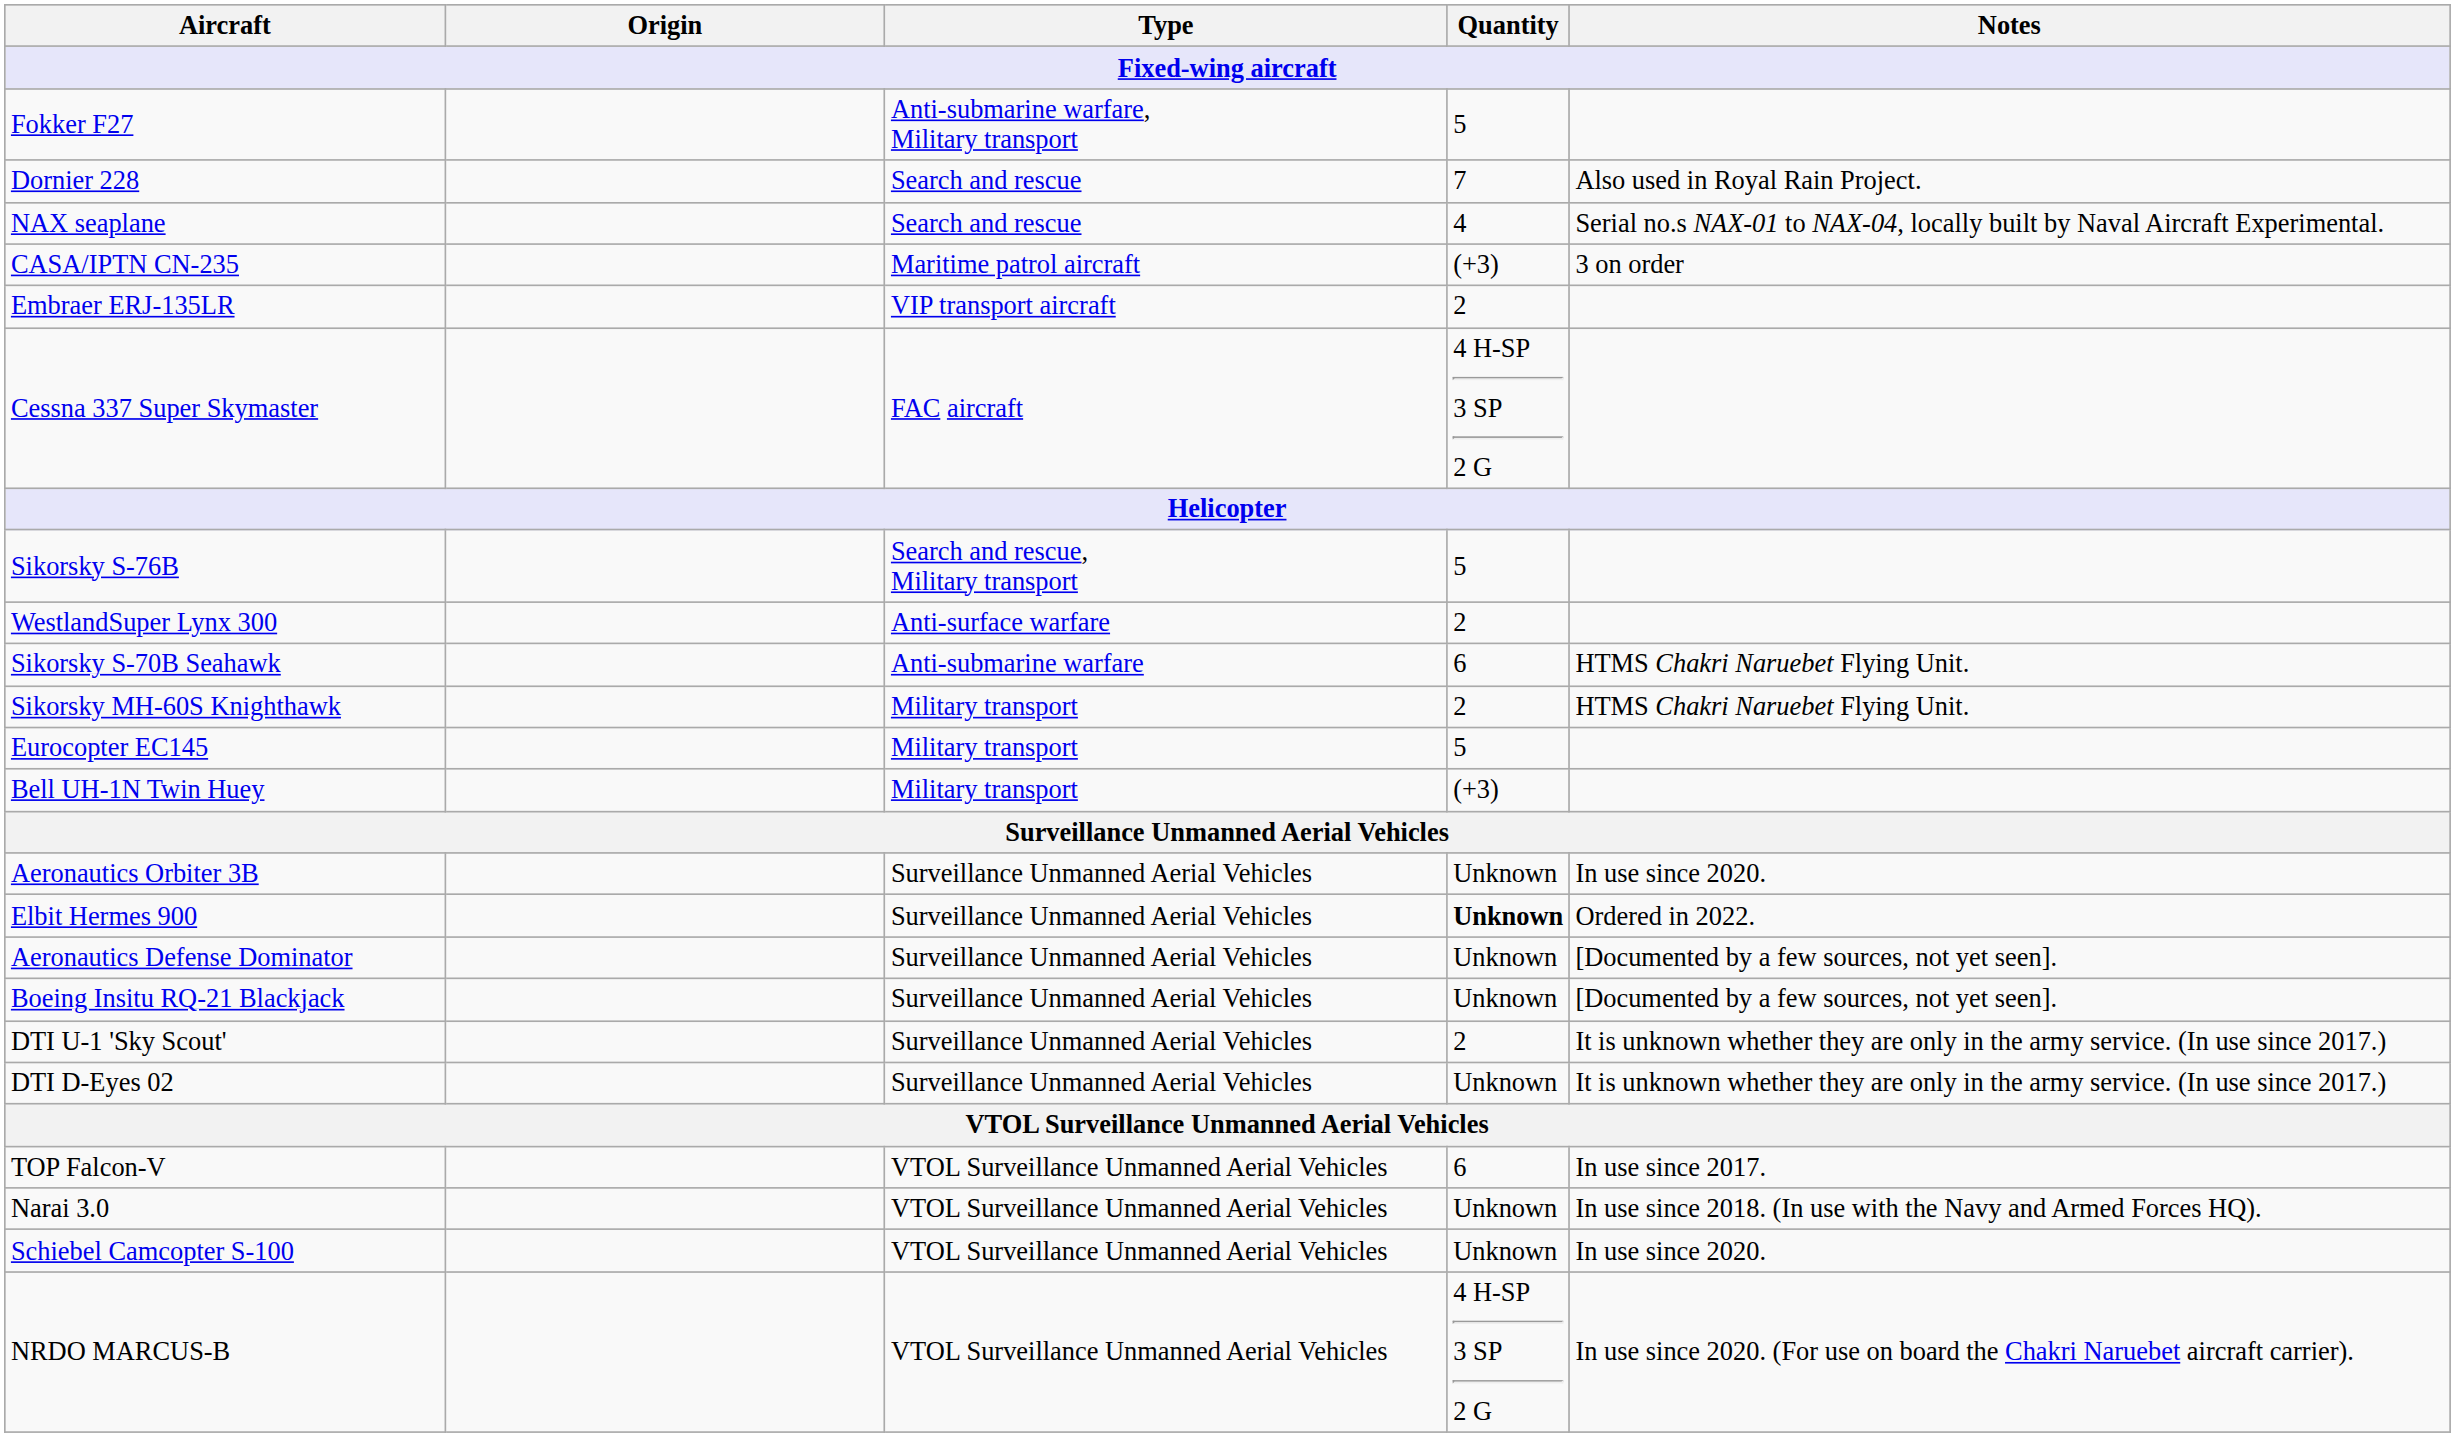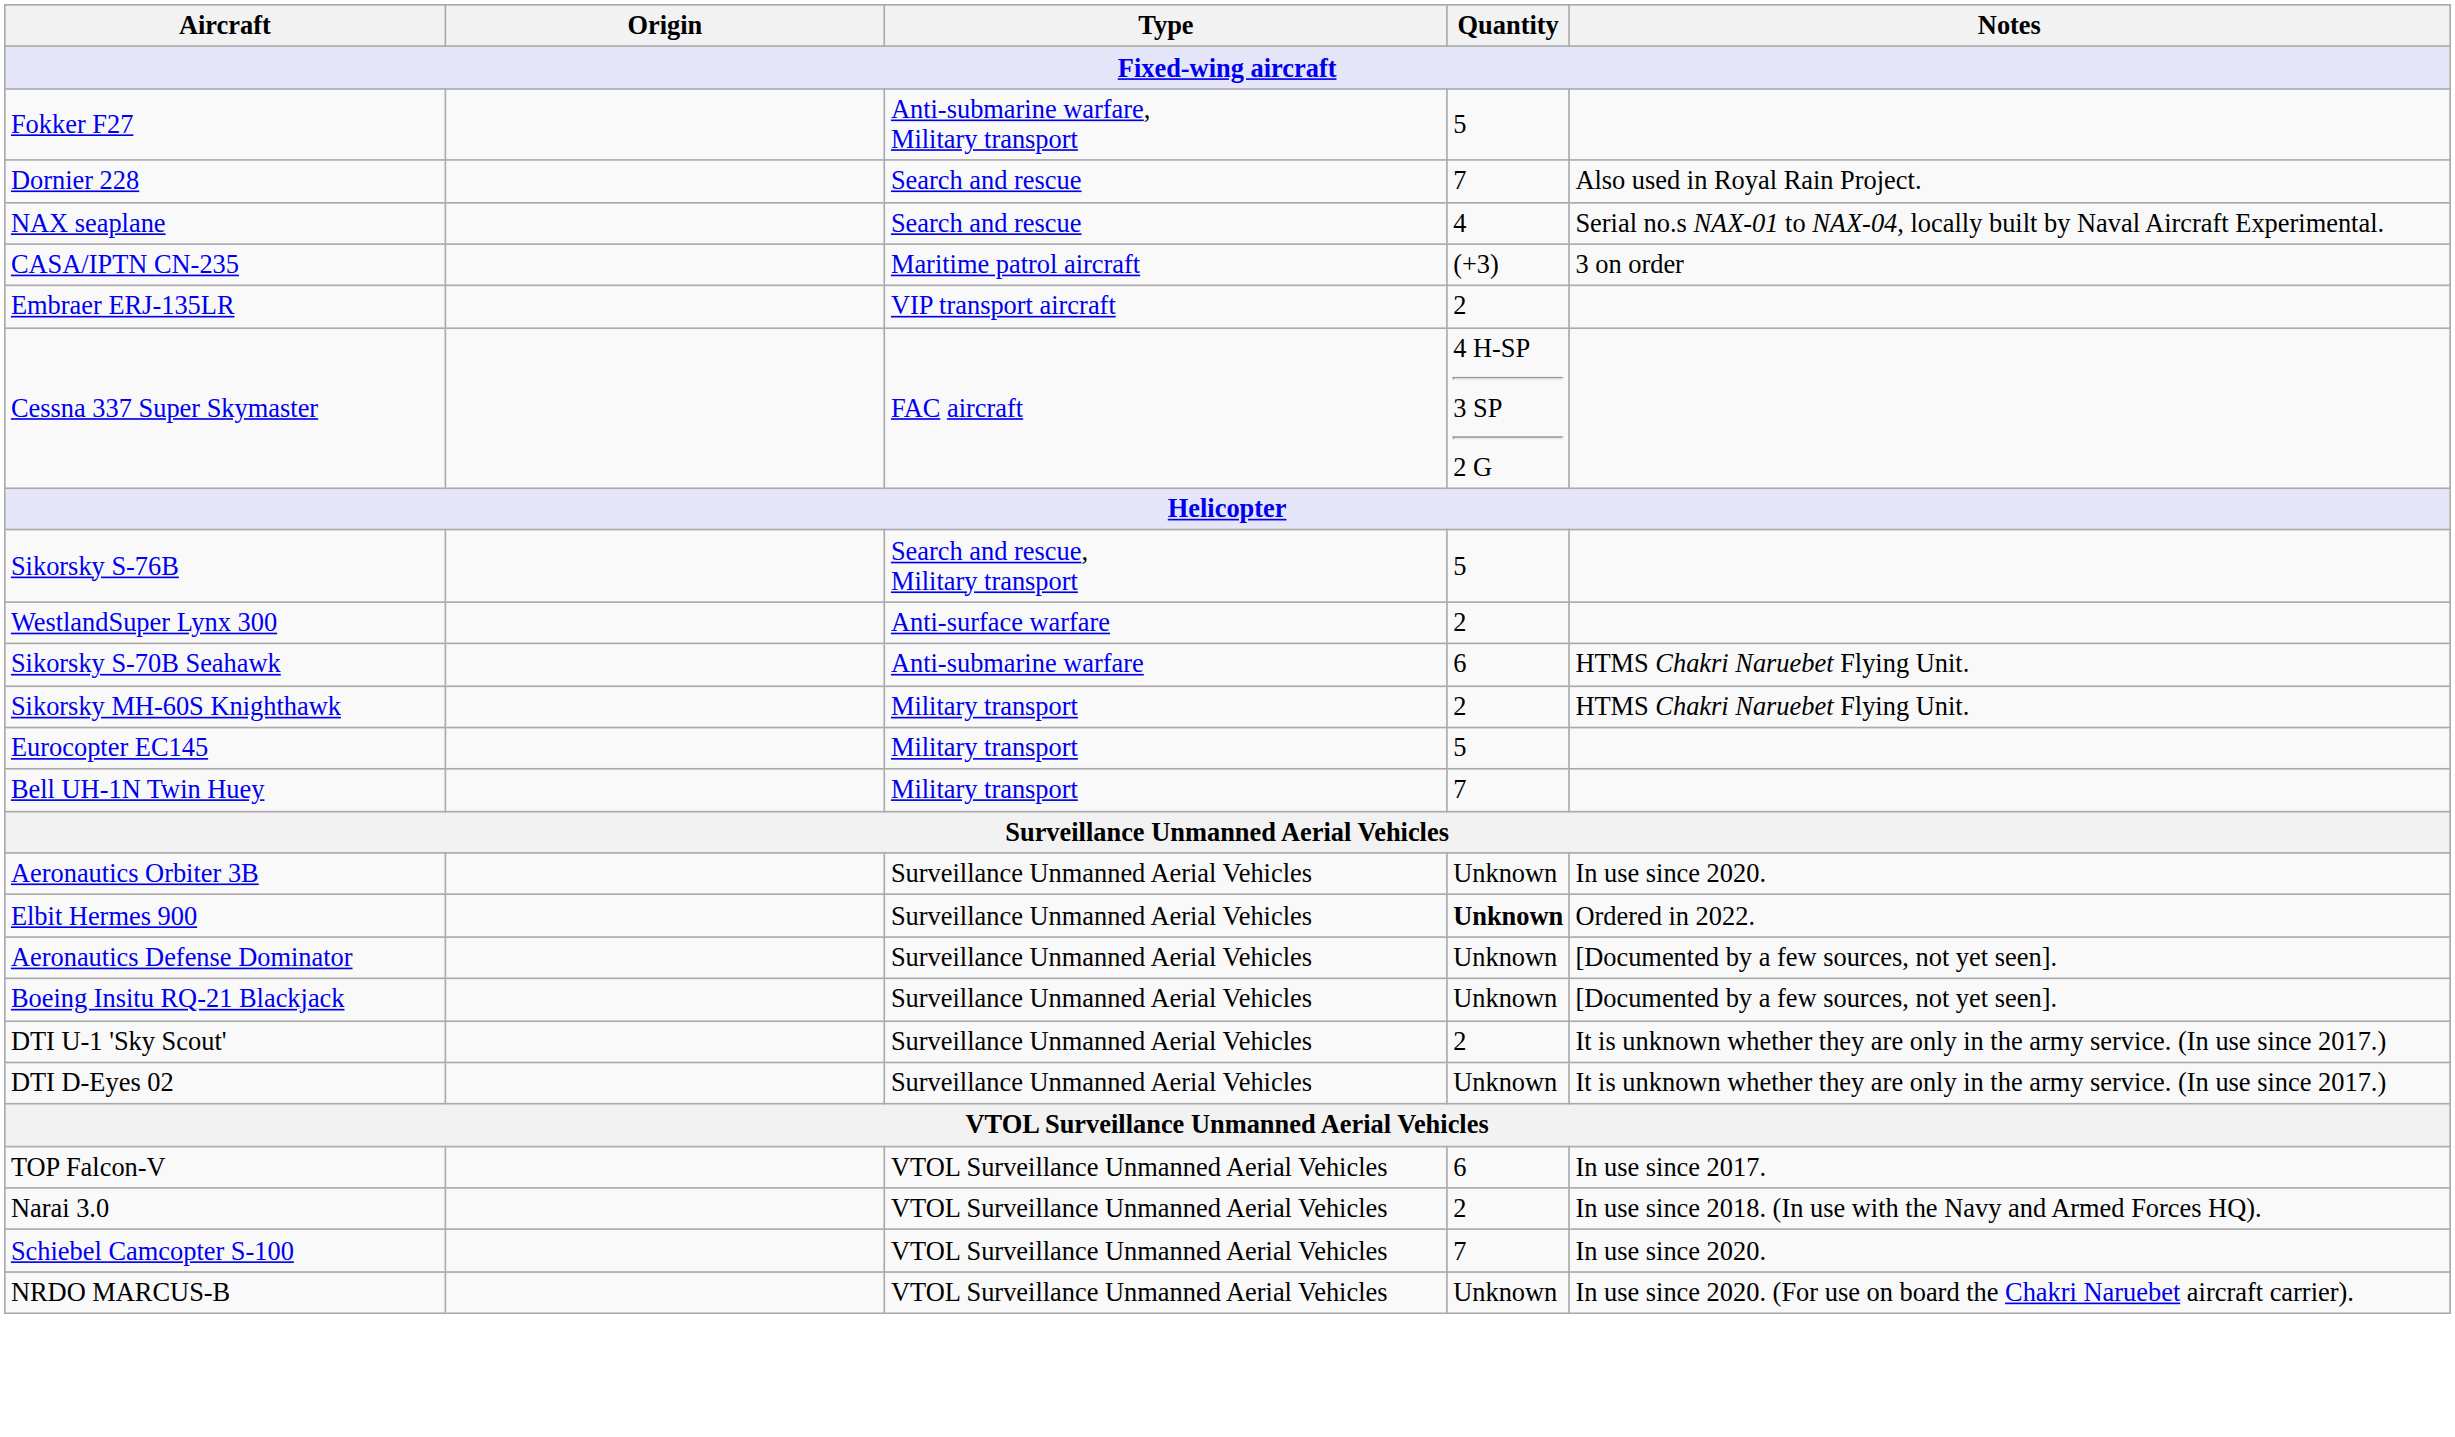(1476, 789) (+3) -> (1460, 789) 7
(1505, 1208) Unknown -> (1460, 1208) 2
(1505, 1250) Unknown -> (1460, 1250) 7
(1508, 1351) 4 H-SP 3 SP 2 G -> (1505, 1292) Unknown
